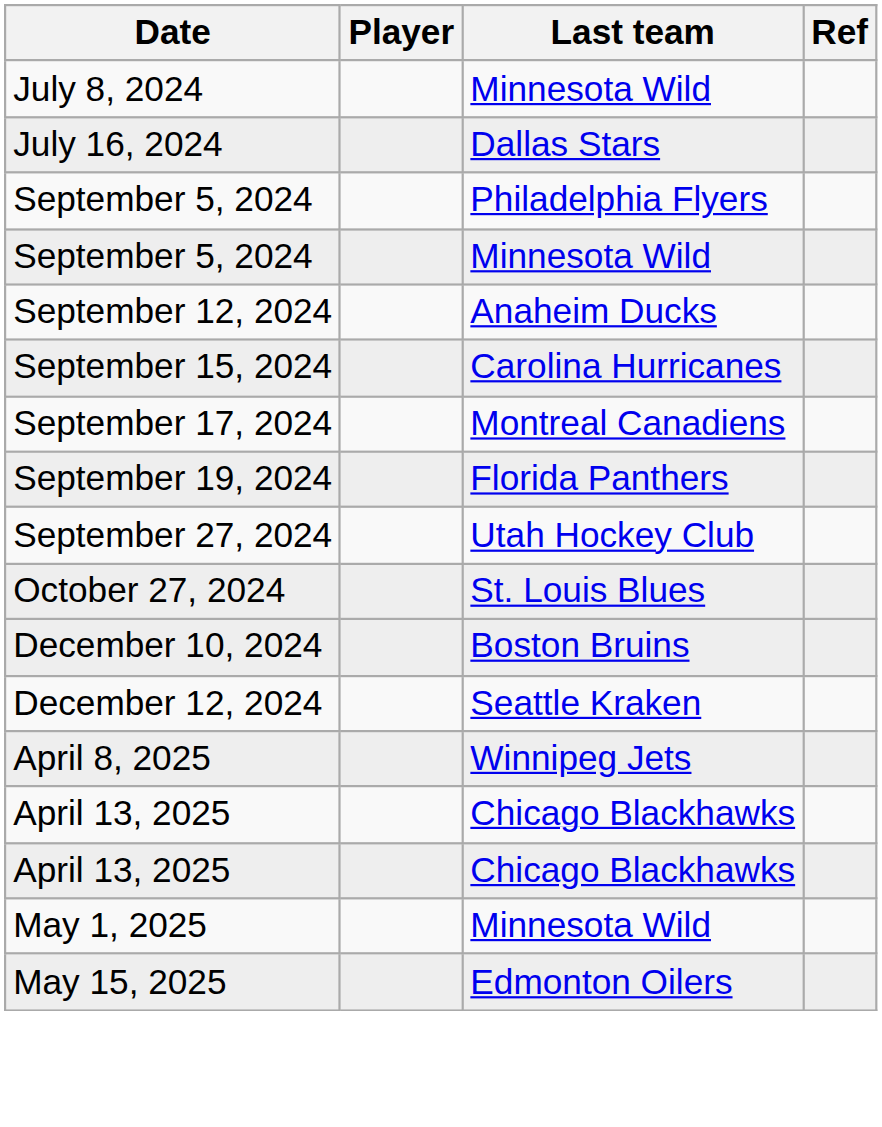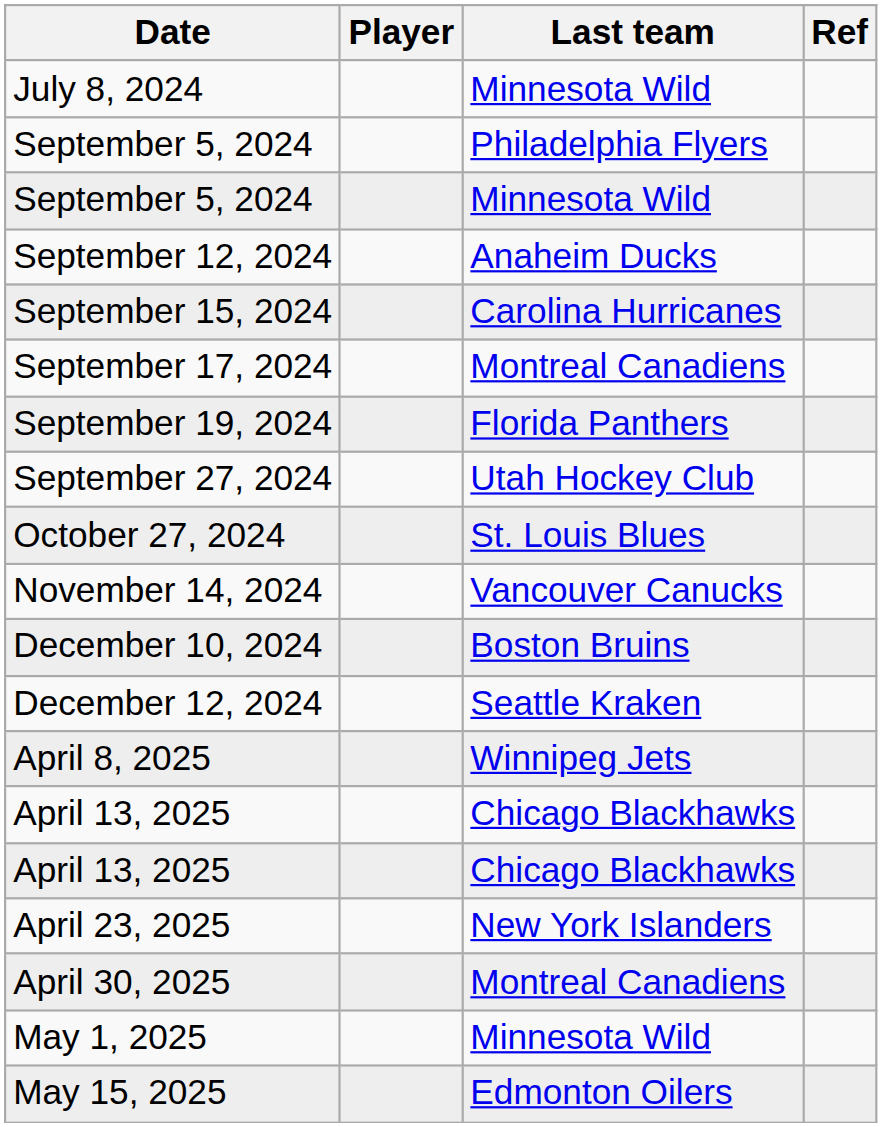- row: (118, 144)
+ row: (168, 590)
+ row: (122, 925)
+ row: (122, 981)
